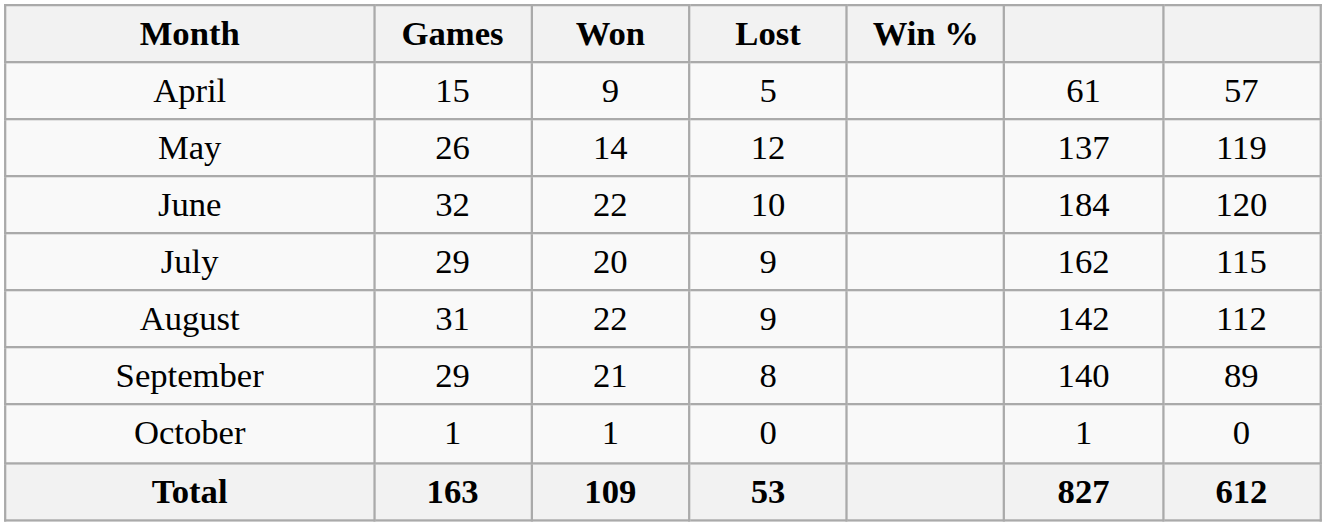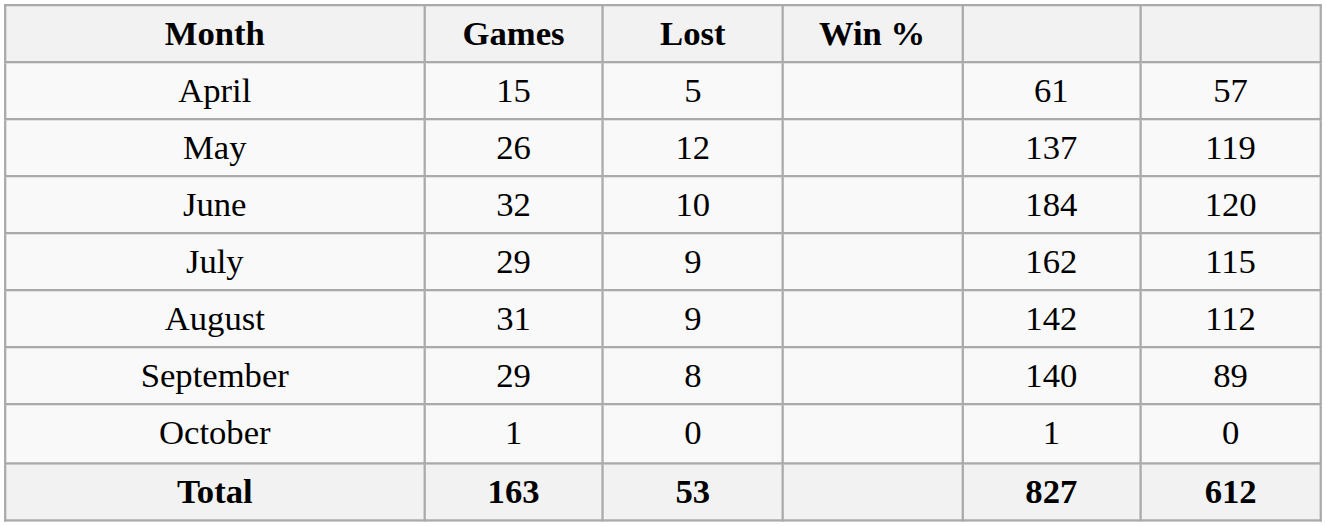- column: (610, 33)
